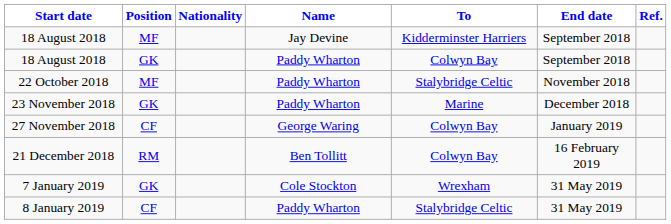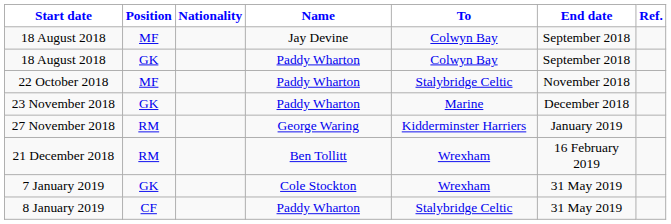(464, 38) Kidderminster Harriers -> (464, 38) Colwyn Bay
(149, 126) CF -> (149, 126) RM
(464, 126) Colwyn Bay -> (464, 126) Kidderminster Harriers
(464, 156) Colwyn Bay -> (464, 156) Wrexham
